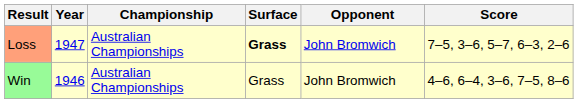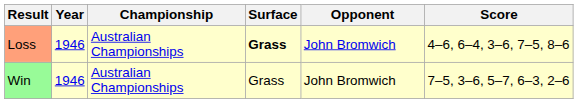(70, 44) 1947 -> (70, 44) 1946
(499, 44) 7–5, 3–6, 5–7, 6–3, 2–6 -> (499, 44) 4–6, 6–4, 3–6, 7–5, 8–6
(499, 80) 4–6, 6–4, 3–6, 7–5, 8–6 -> (499, 80) 7–5, 3–6, 5–7, 6–3, 2–6
